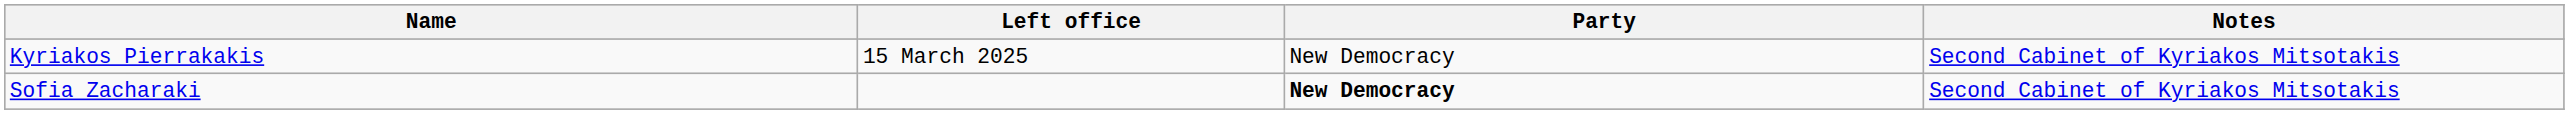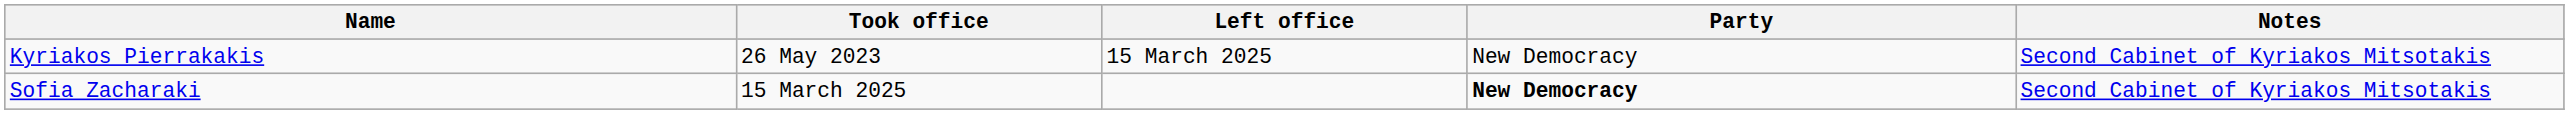+ column: (919, 22)
